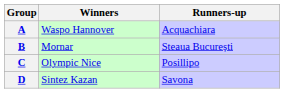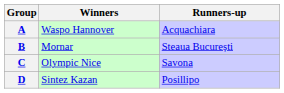(181, 63) Posillipo -> (177, 63) Savona
(177, 79) Savona -> (181, 79) Posillipo
